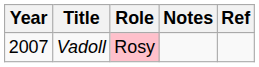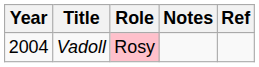(29, 47) 2007 -> (29, 47) 2004
